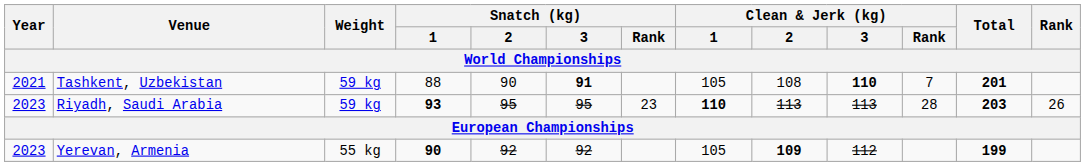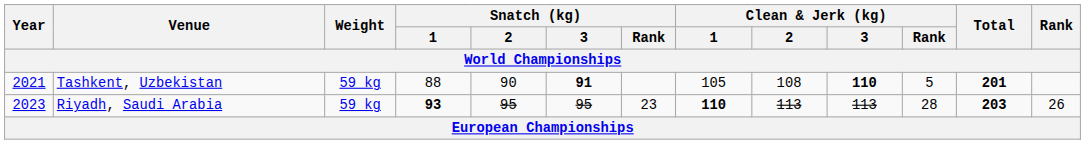(929, 83) 7 -> (929, 83) 5
- row: (123, 151)
